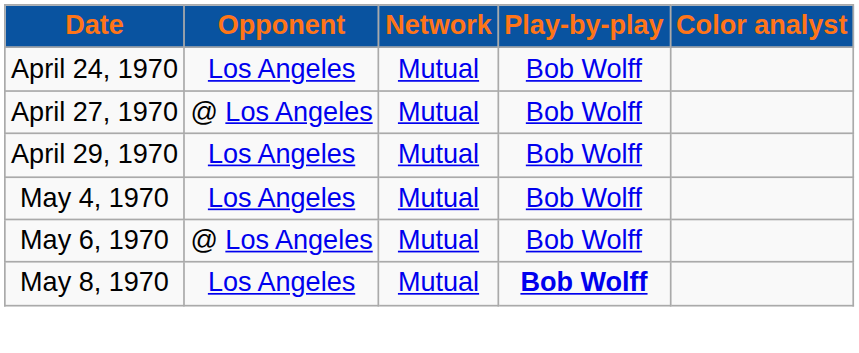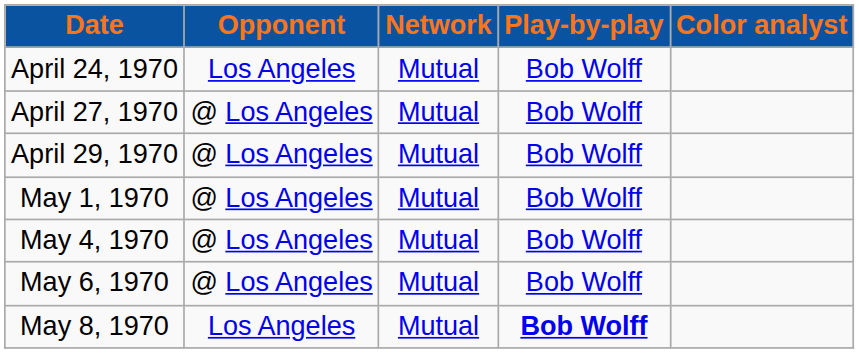(282, 154) Los Angeles -> (282, 154) @ Los Angeles
+ row: (94, 197)
(282, 197) Los Angeles -> (282, 240) @ Los Angeles
